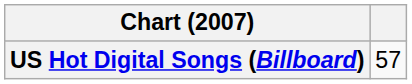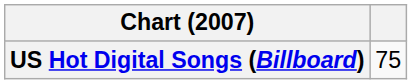(388, 59) 57 -> (388, 59) 75
